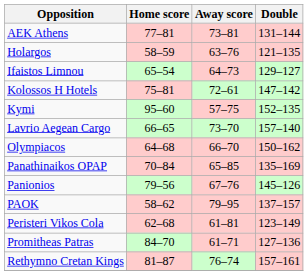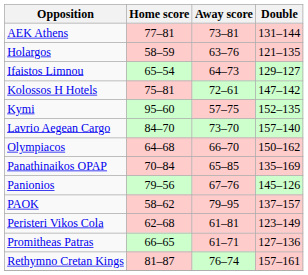(159, 128) 66–65 -> (159, 128) 84–70
(159, 242) 84–70 -> (159, 242) 66–65
